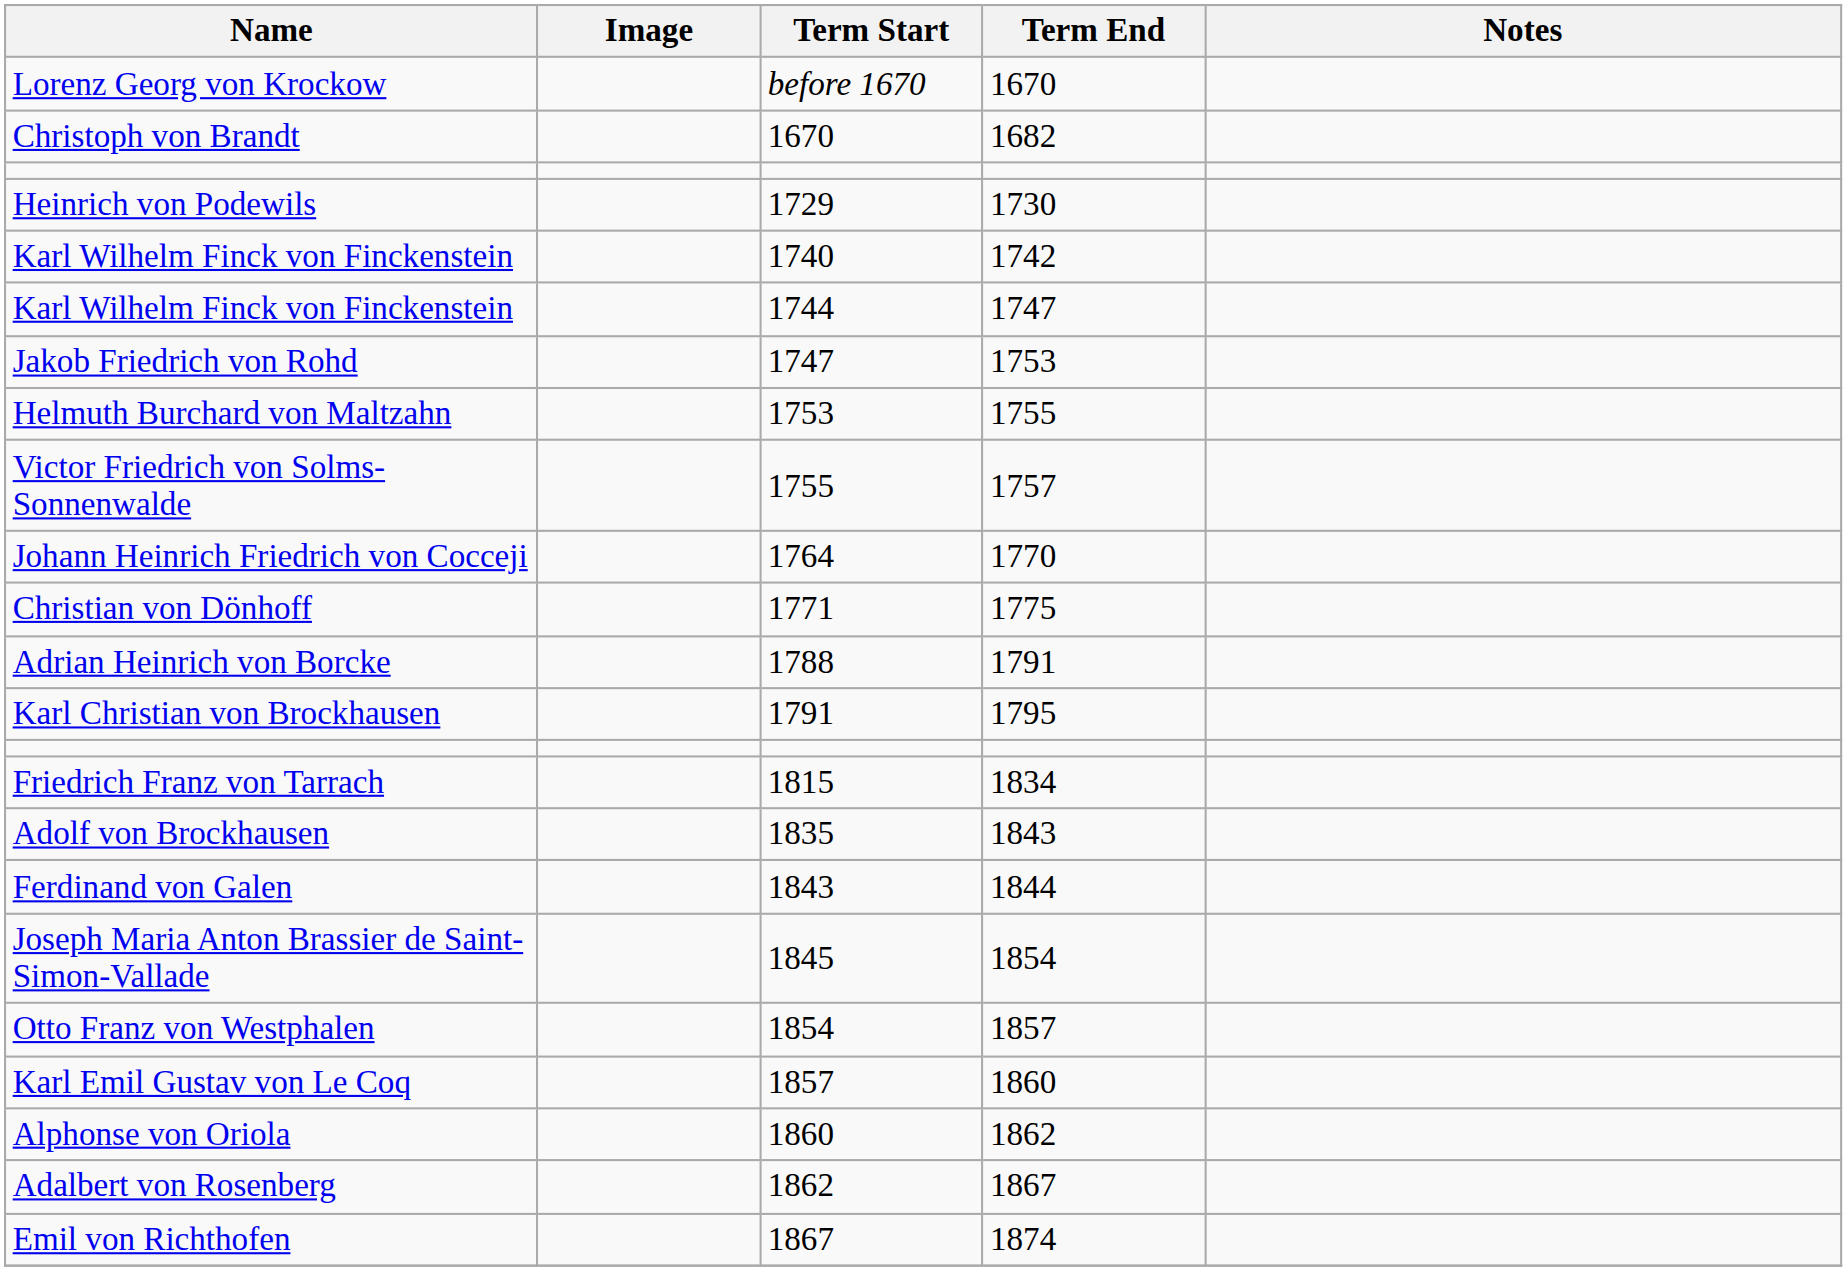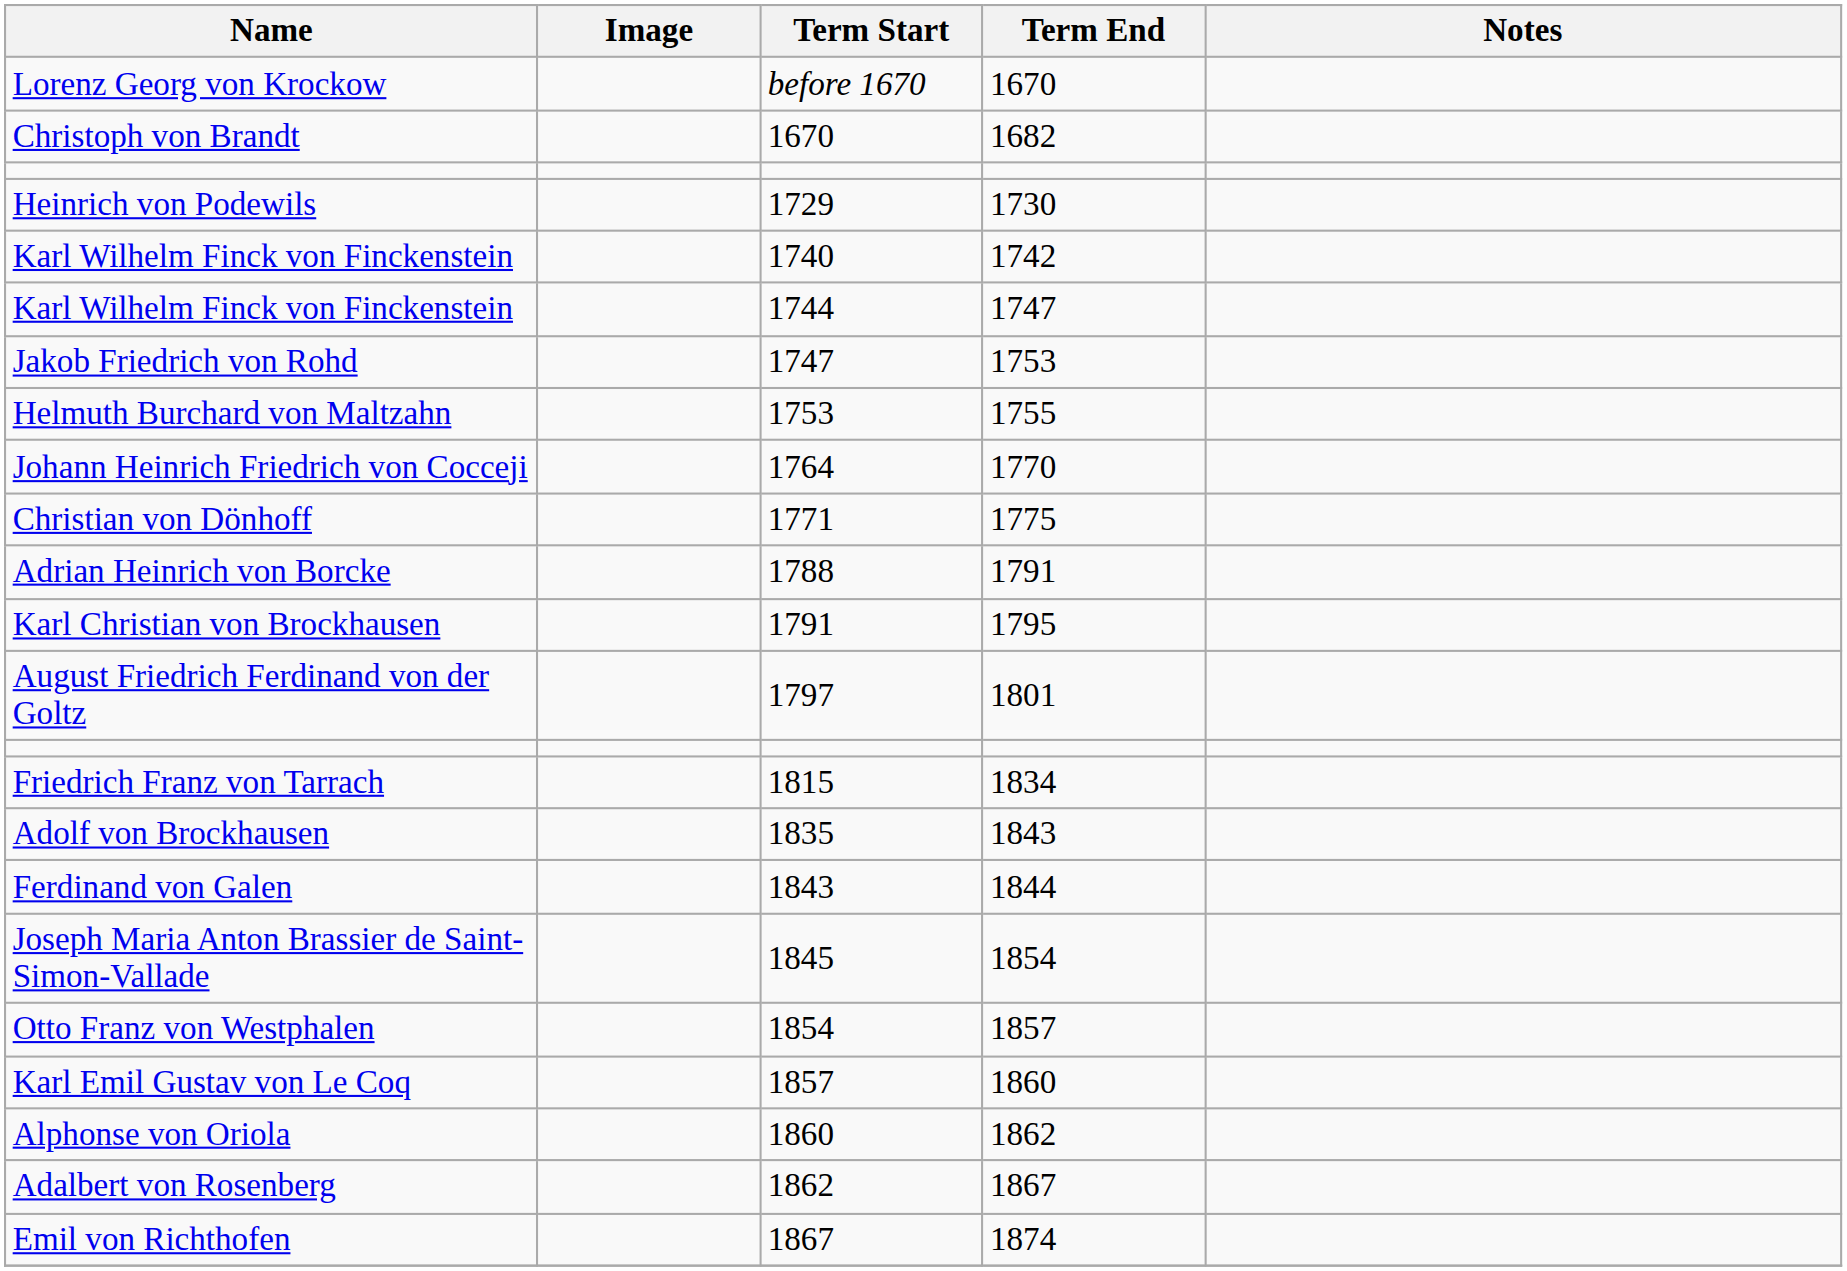- row: (199, 484)
+ row: (251, 694)
